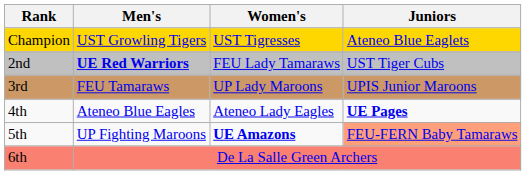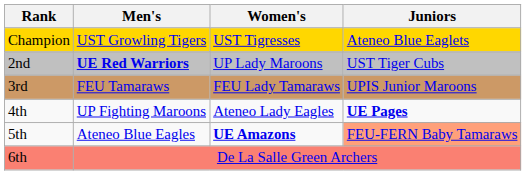(277, 63) FEU Lady Tamaraws -> (268, 63) UP Lady Maroons
(268, 87) UP Lady Maroons -> (277, 87) FEU Lady Tamaraws
(136, 110) Ateneo Blue Eagles -> (141, 110) UP Fighting Maroons
(141, 134) UP Fighting Maroons -> (136, 134) Ateneo Blue Eagles
